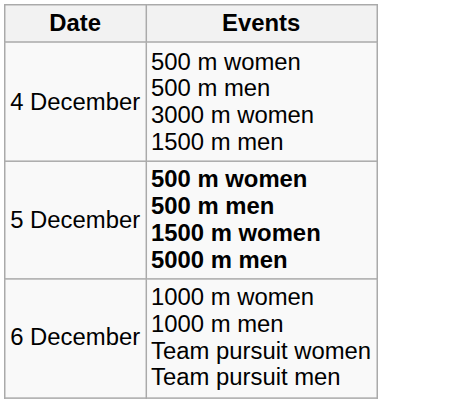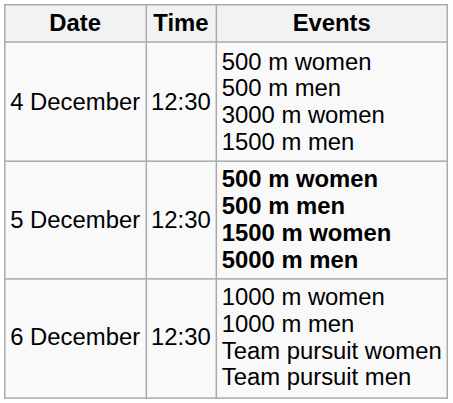+ column: (181, 23)
